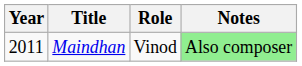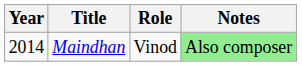(26, 46) 2011 -> (26, 46) 2014
